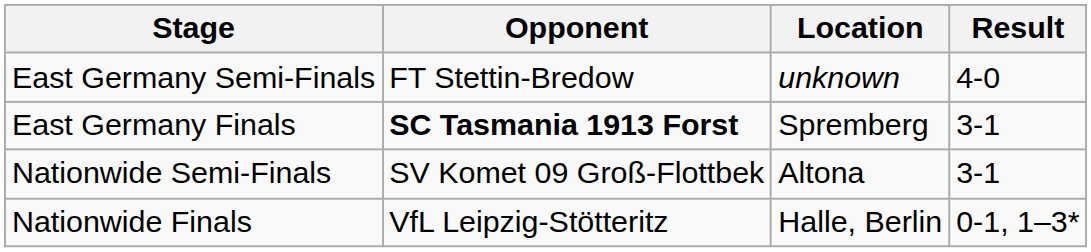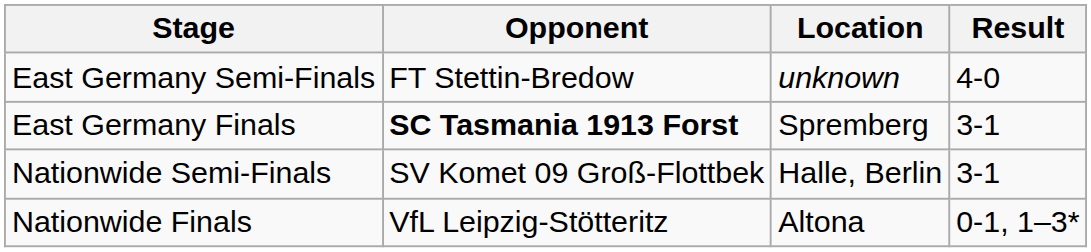(821, 173) Altona -> (860, 173) Halle, Berlin
(860, 221) Halle, Berlin -> (821, 221) Altona
